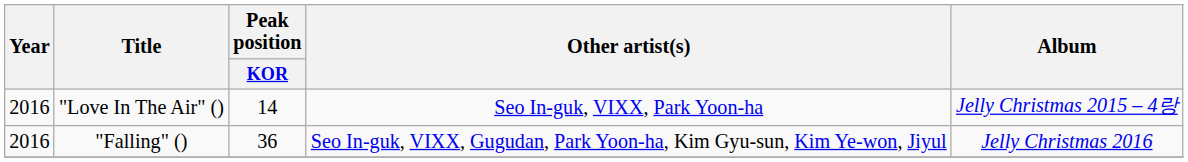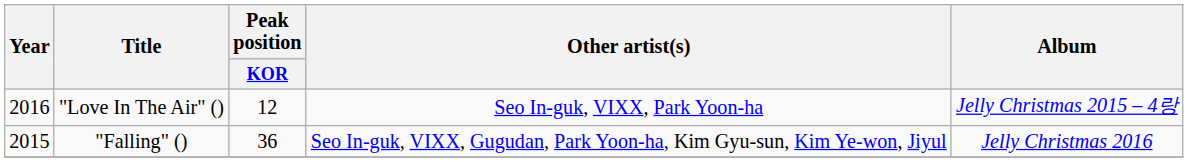(267, 106) 14 -> (267, 106) 12
(29, 140) 2016 -> (29, 140) 2015
